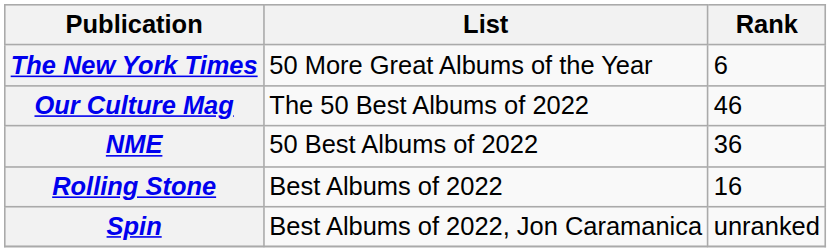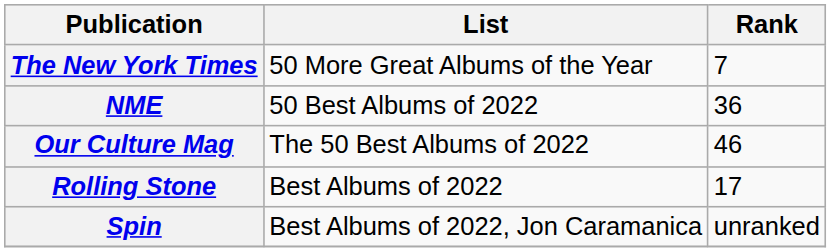(721, 65) 6 -> (721, 65) 7
rows swapped: (134, 145) <-> (134, 105)
(728, 186) 16 -> (728, 186) 17
